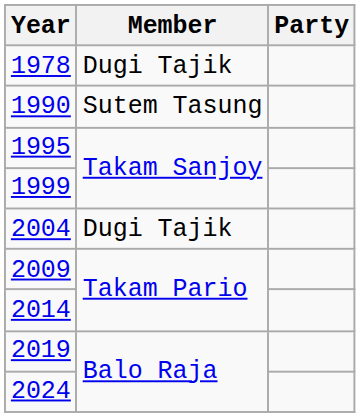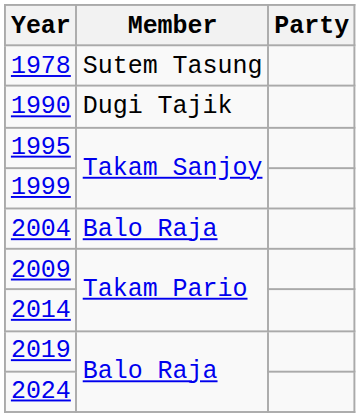(158, 66) Dugi Tajik -> (173, 66) Sutem Tasung
(173, 107) Sutem Tasung -> (158, 107) Dugi Tajik
(158, 229) Dugi Tajik -> (150, 229) Balo Raja
